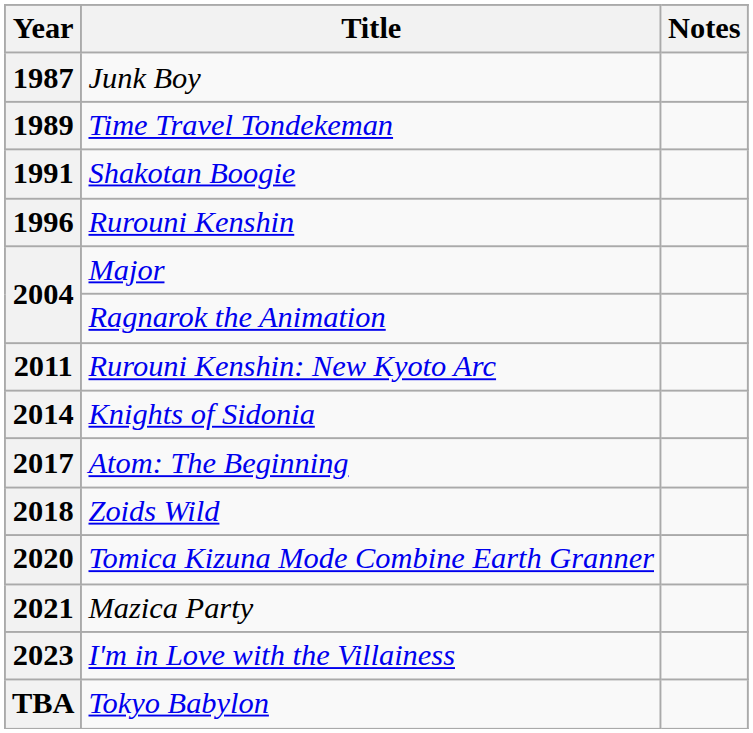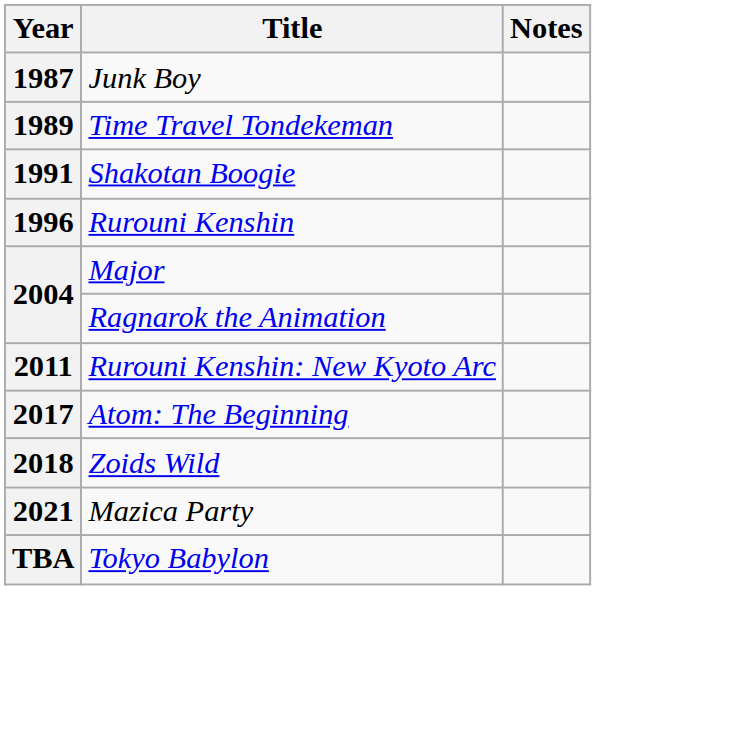- row: (43, 414)
- row: (43, 558)
- row: (43, 655)
